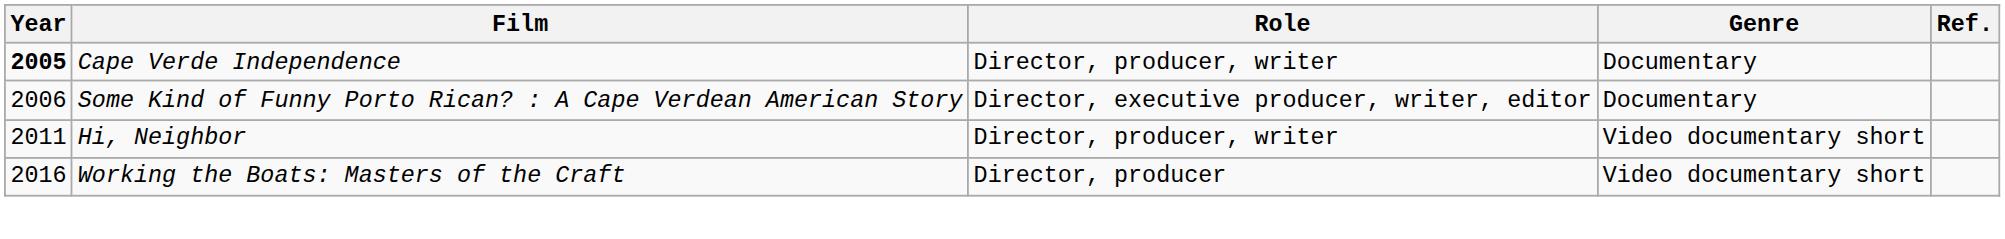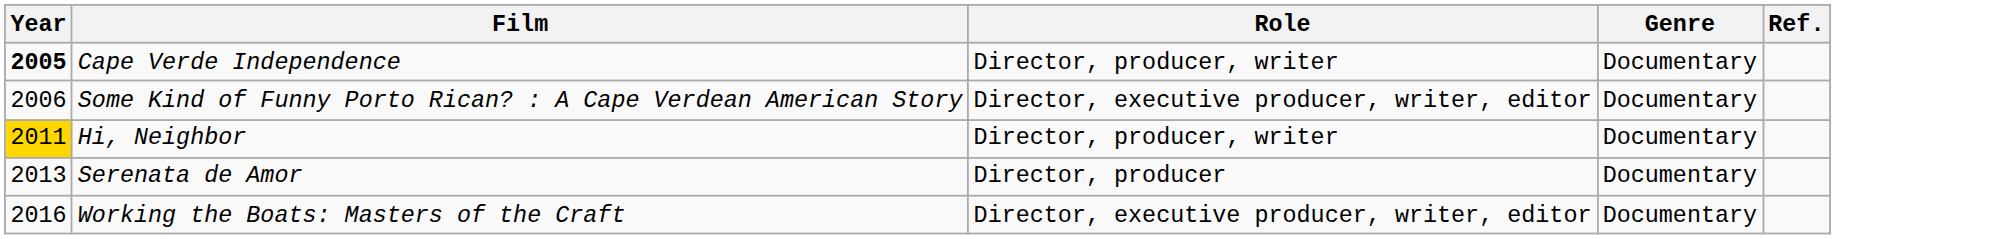(39, 138) no background -> (39, 138) gold background
(1764, 138) Video documentary short -> (1680, 138) Documentary
+ row: (190, 177)
(1100, 177) Director, producer -> (1283, 215) Director, executive producer, writer, editor
(1764, 177) Video documentary short -> (1680, 215) Documentary
